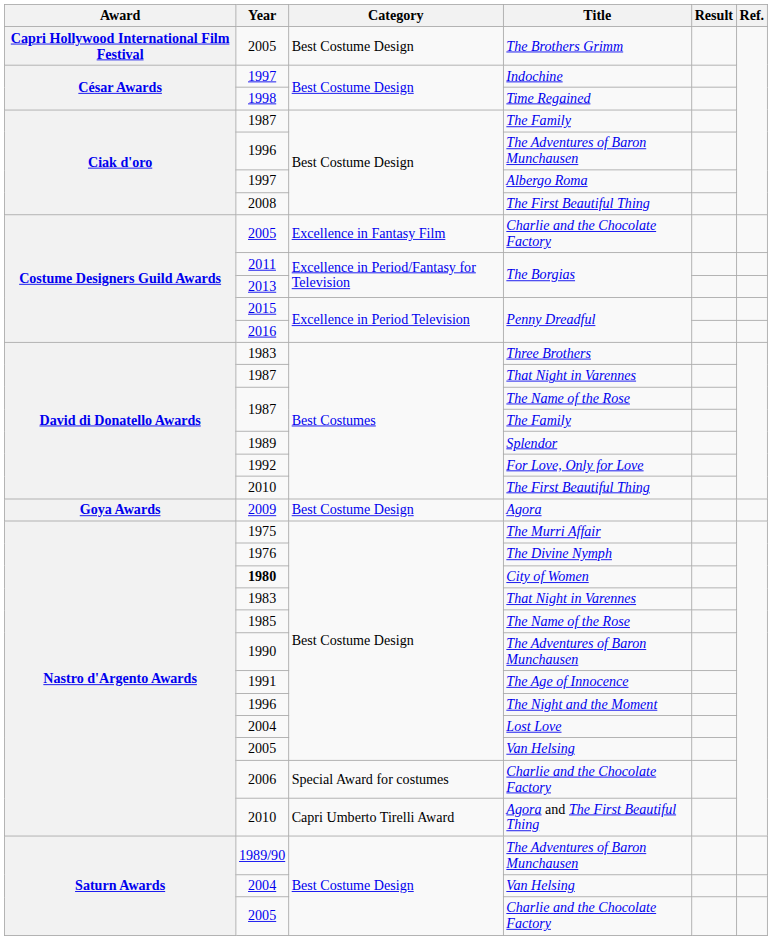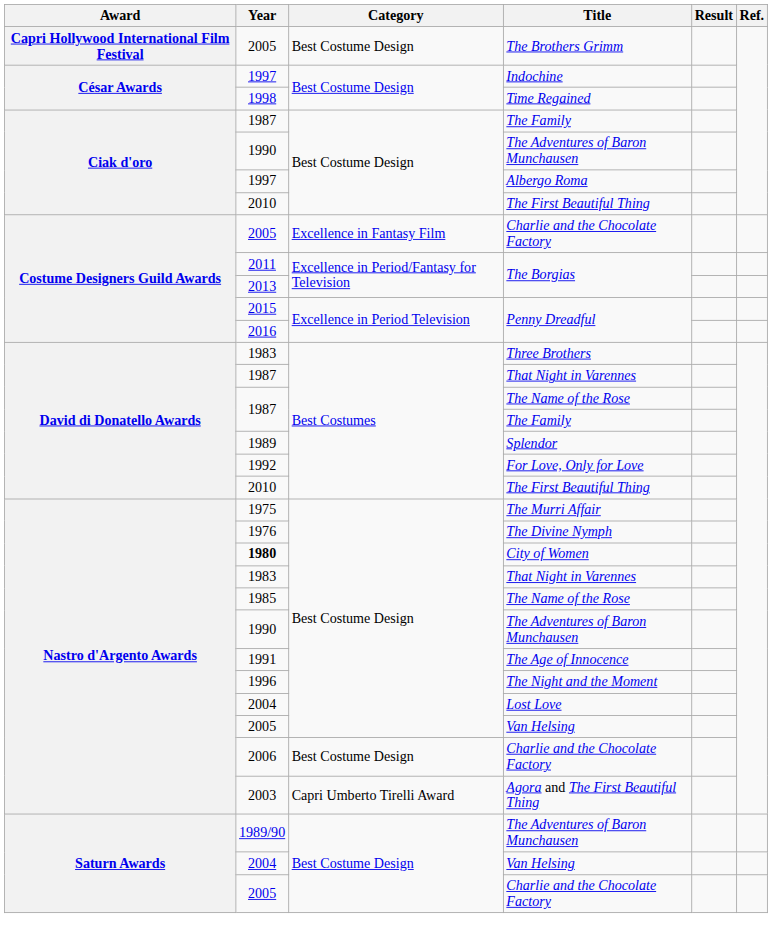(262, 151) 1996 -> (262, 151) 1990
(262, 203) 2008 -> (262, 203) 2010
- row: (120, 509)
(370, 779) Special Award for costumes -> (353, 756) Best Costume Design
(262, 817) 2010 -> (262, 795) 2003
